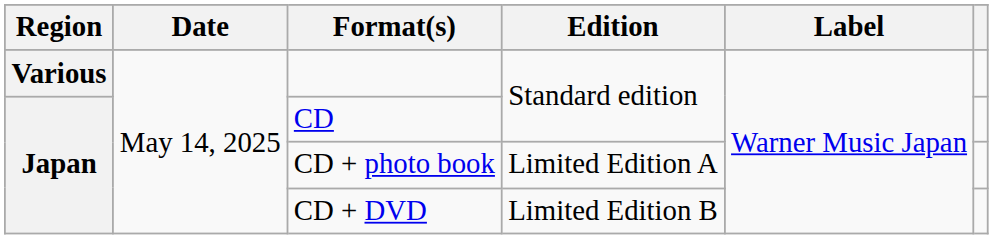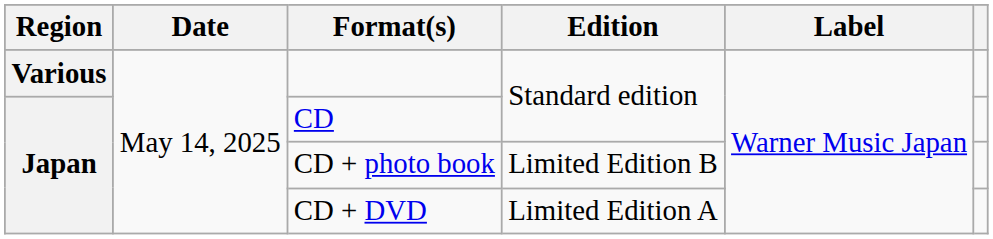(613, 164) Limited Edition A -> (613, 164) Limited Edition B
(613, 210) Limited Edition B -> (613, 210) Limited Edition A
